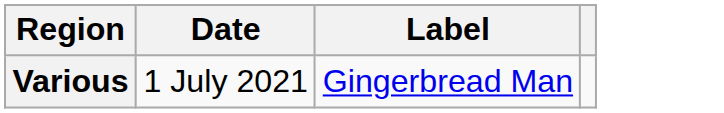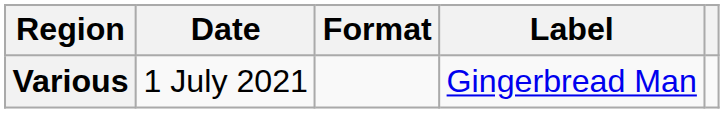+ column: (377, 30)
